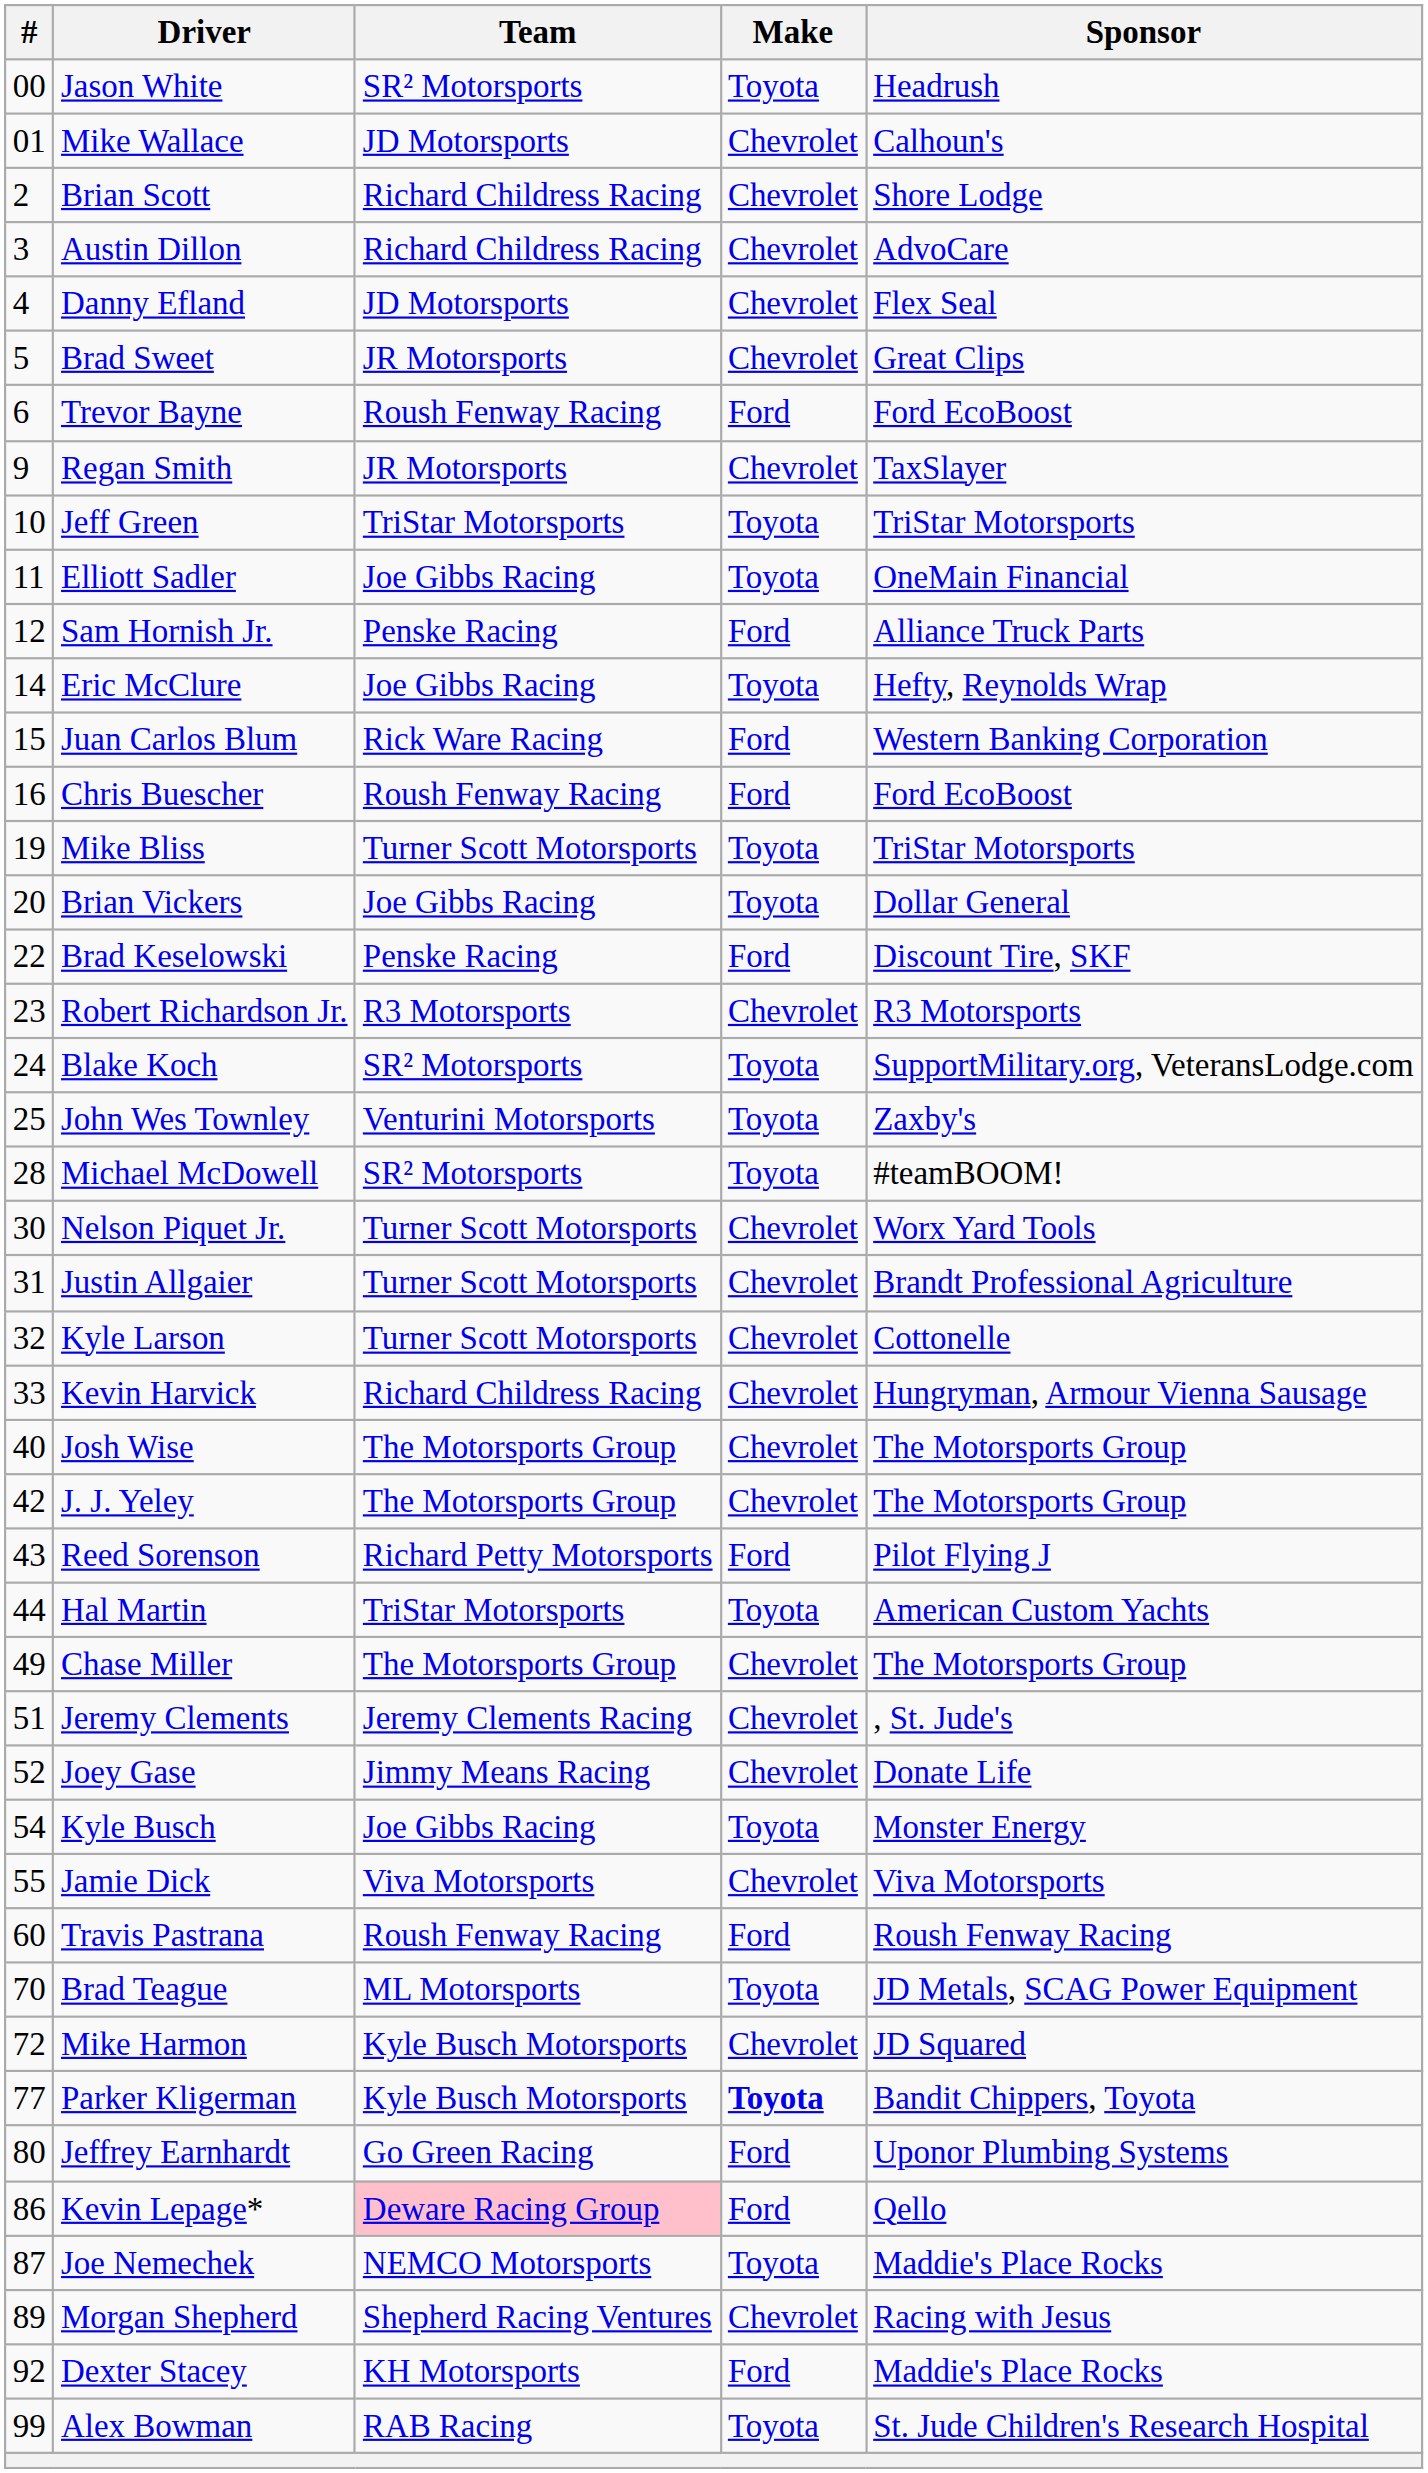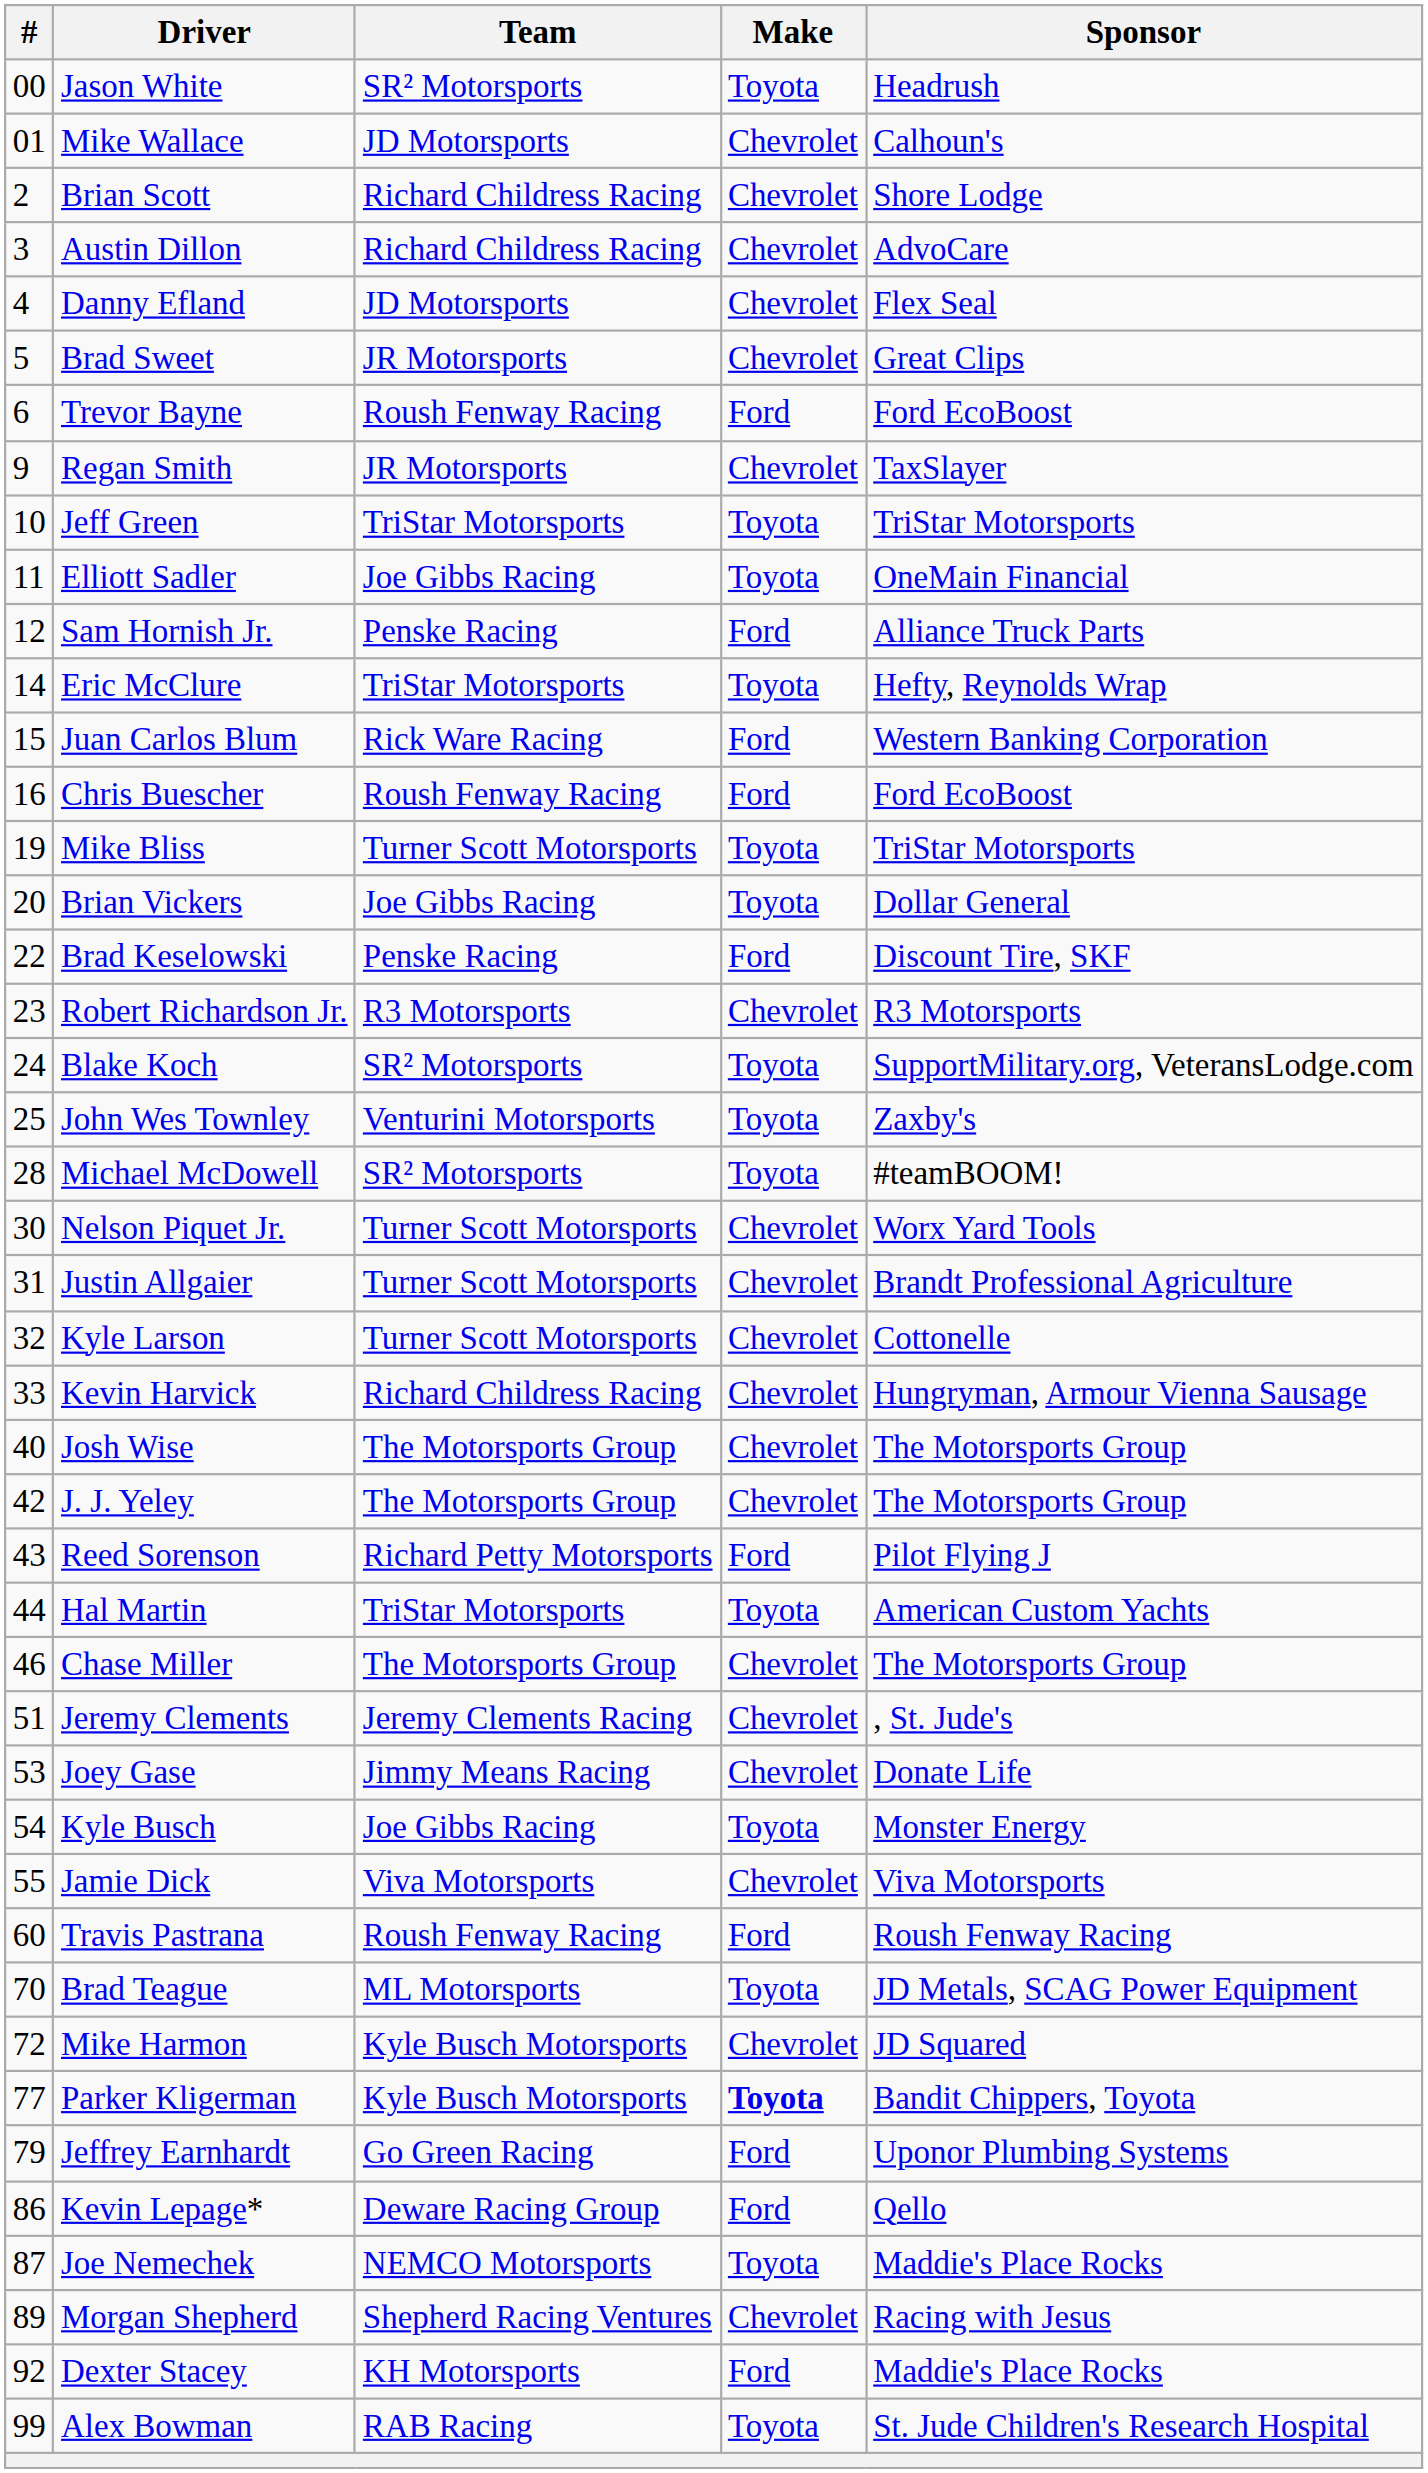(479, 684) Joe Gibbs Racing -> (494, 684) TriStar Motorsports
(29, 1663) 49 -> (29, 1663) 46
(29, 1772) 52 -> (29, 1772) 53
(29, 2152) 80 -> (29, 2152) 79
(511, 2207) pink background -> (511, 2207) no background
